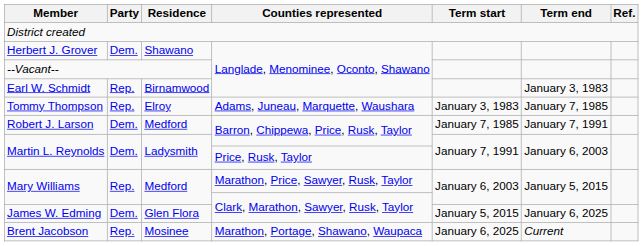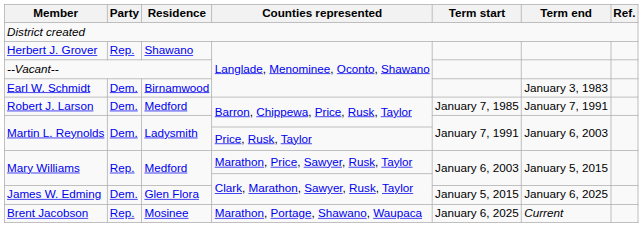(124, 50) Dem. -> (122, 50) Rep.
(122, 87) Rep. -> (124, 87) Dem.
- row: (55, 106)
